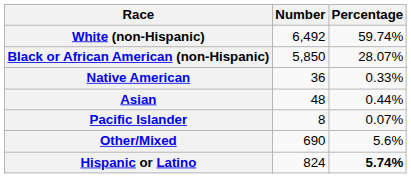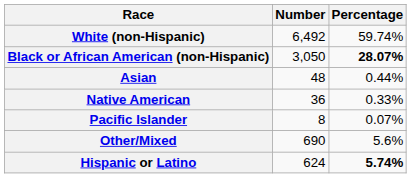(309, 57) 5,850 -> (309, 57) 3,050
(381, 57) normal -> (381, 57) bold
rows swapped: (138, 78) <-> (138, 99)
(314, 162) 824 -> (314, 162) 624
